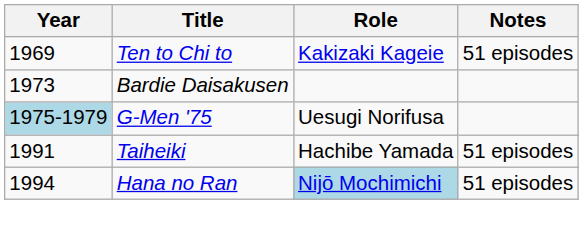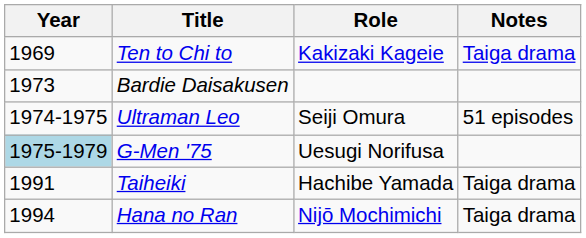(518, 53) 51 episodes -> (519, 53) Taiga drama
+ row: (178, 118)
(518, 150) 51 episodes -> (519, 183) Taiga drama
(370, 183) lightblue background -> (370, 215) no background
(518, 183) 51 episodes -> (519, 215) Taiga drama
